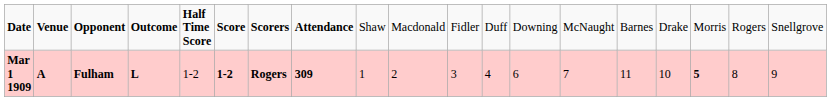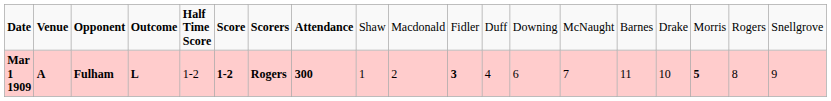(304, 73) 309 -> (304, 73) 300
(454, 73) normal -> (454, 73) bold
